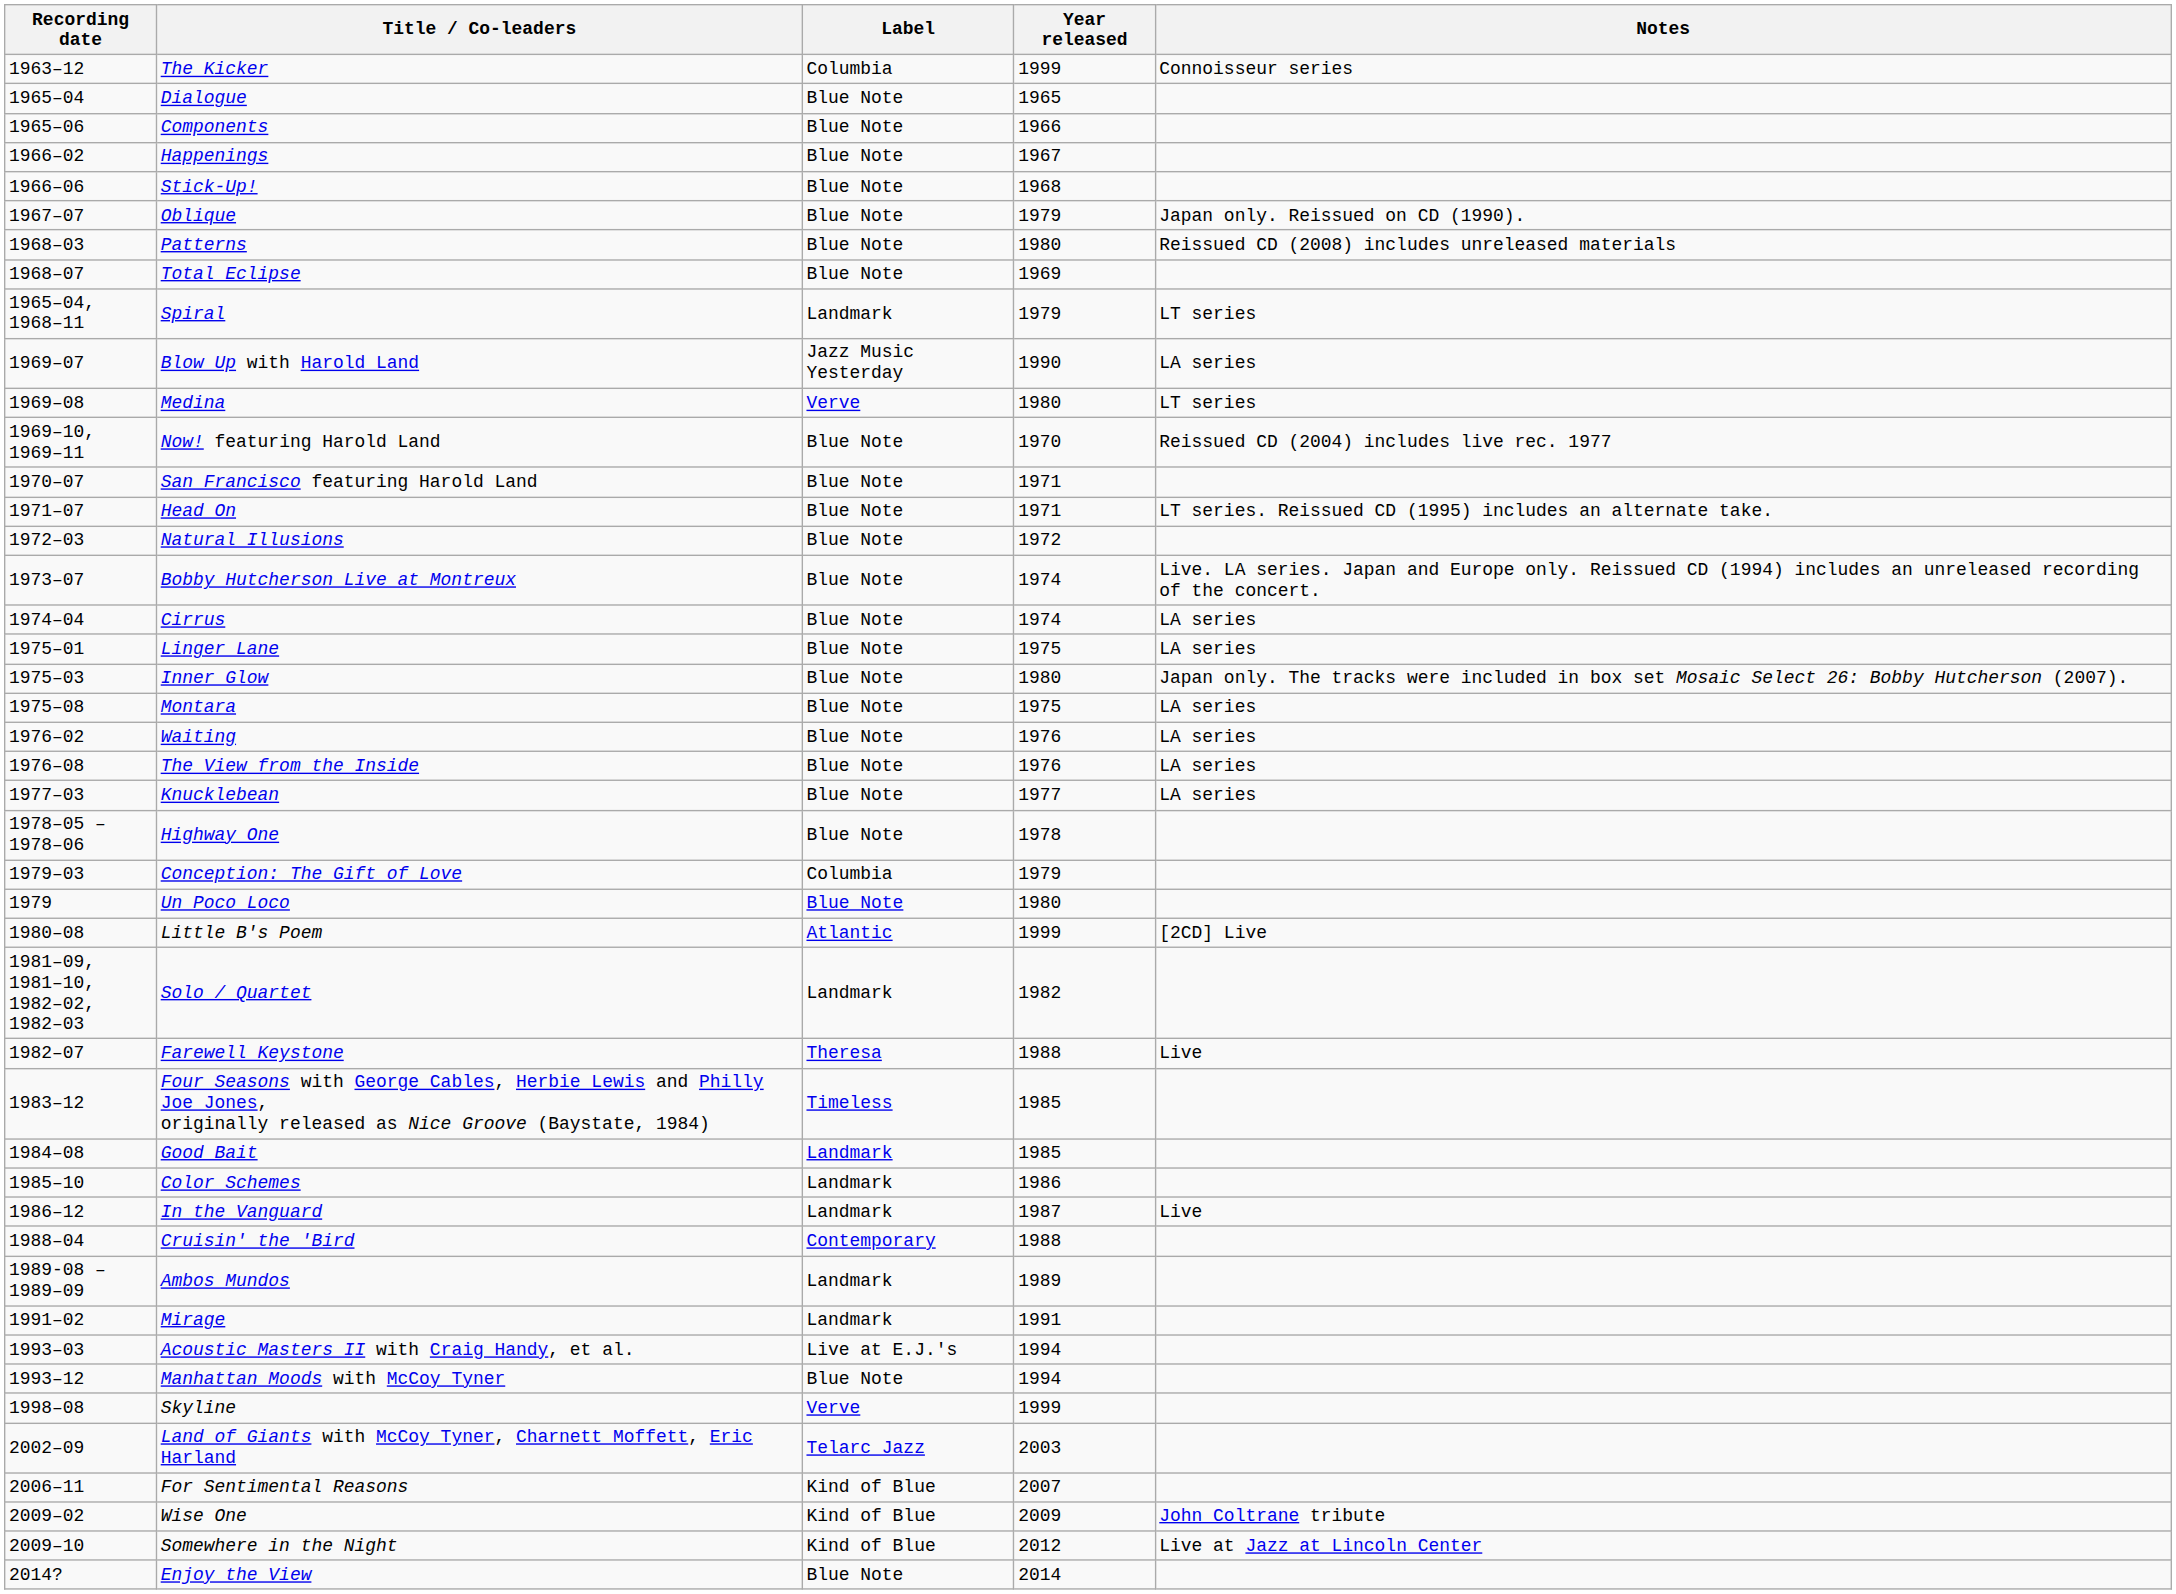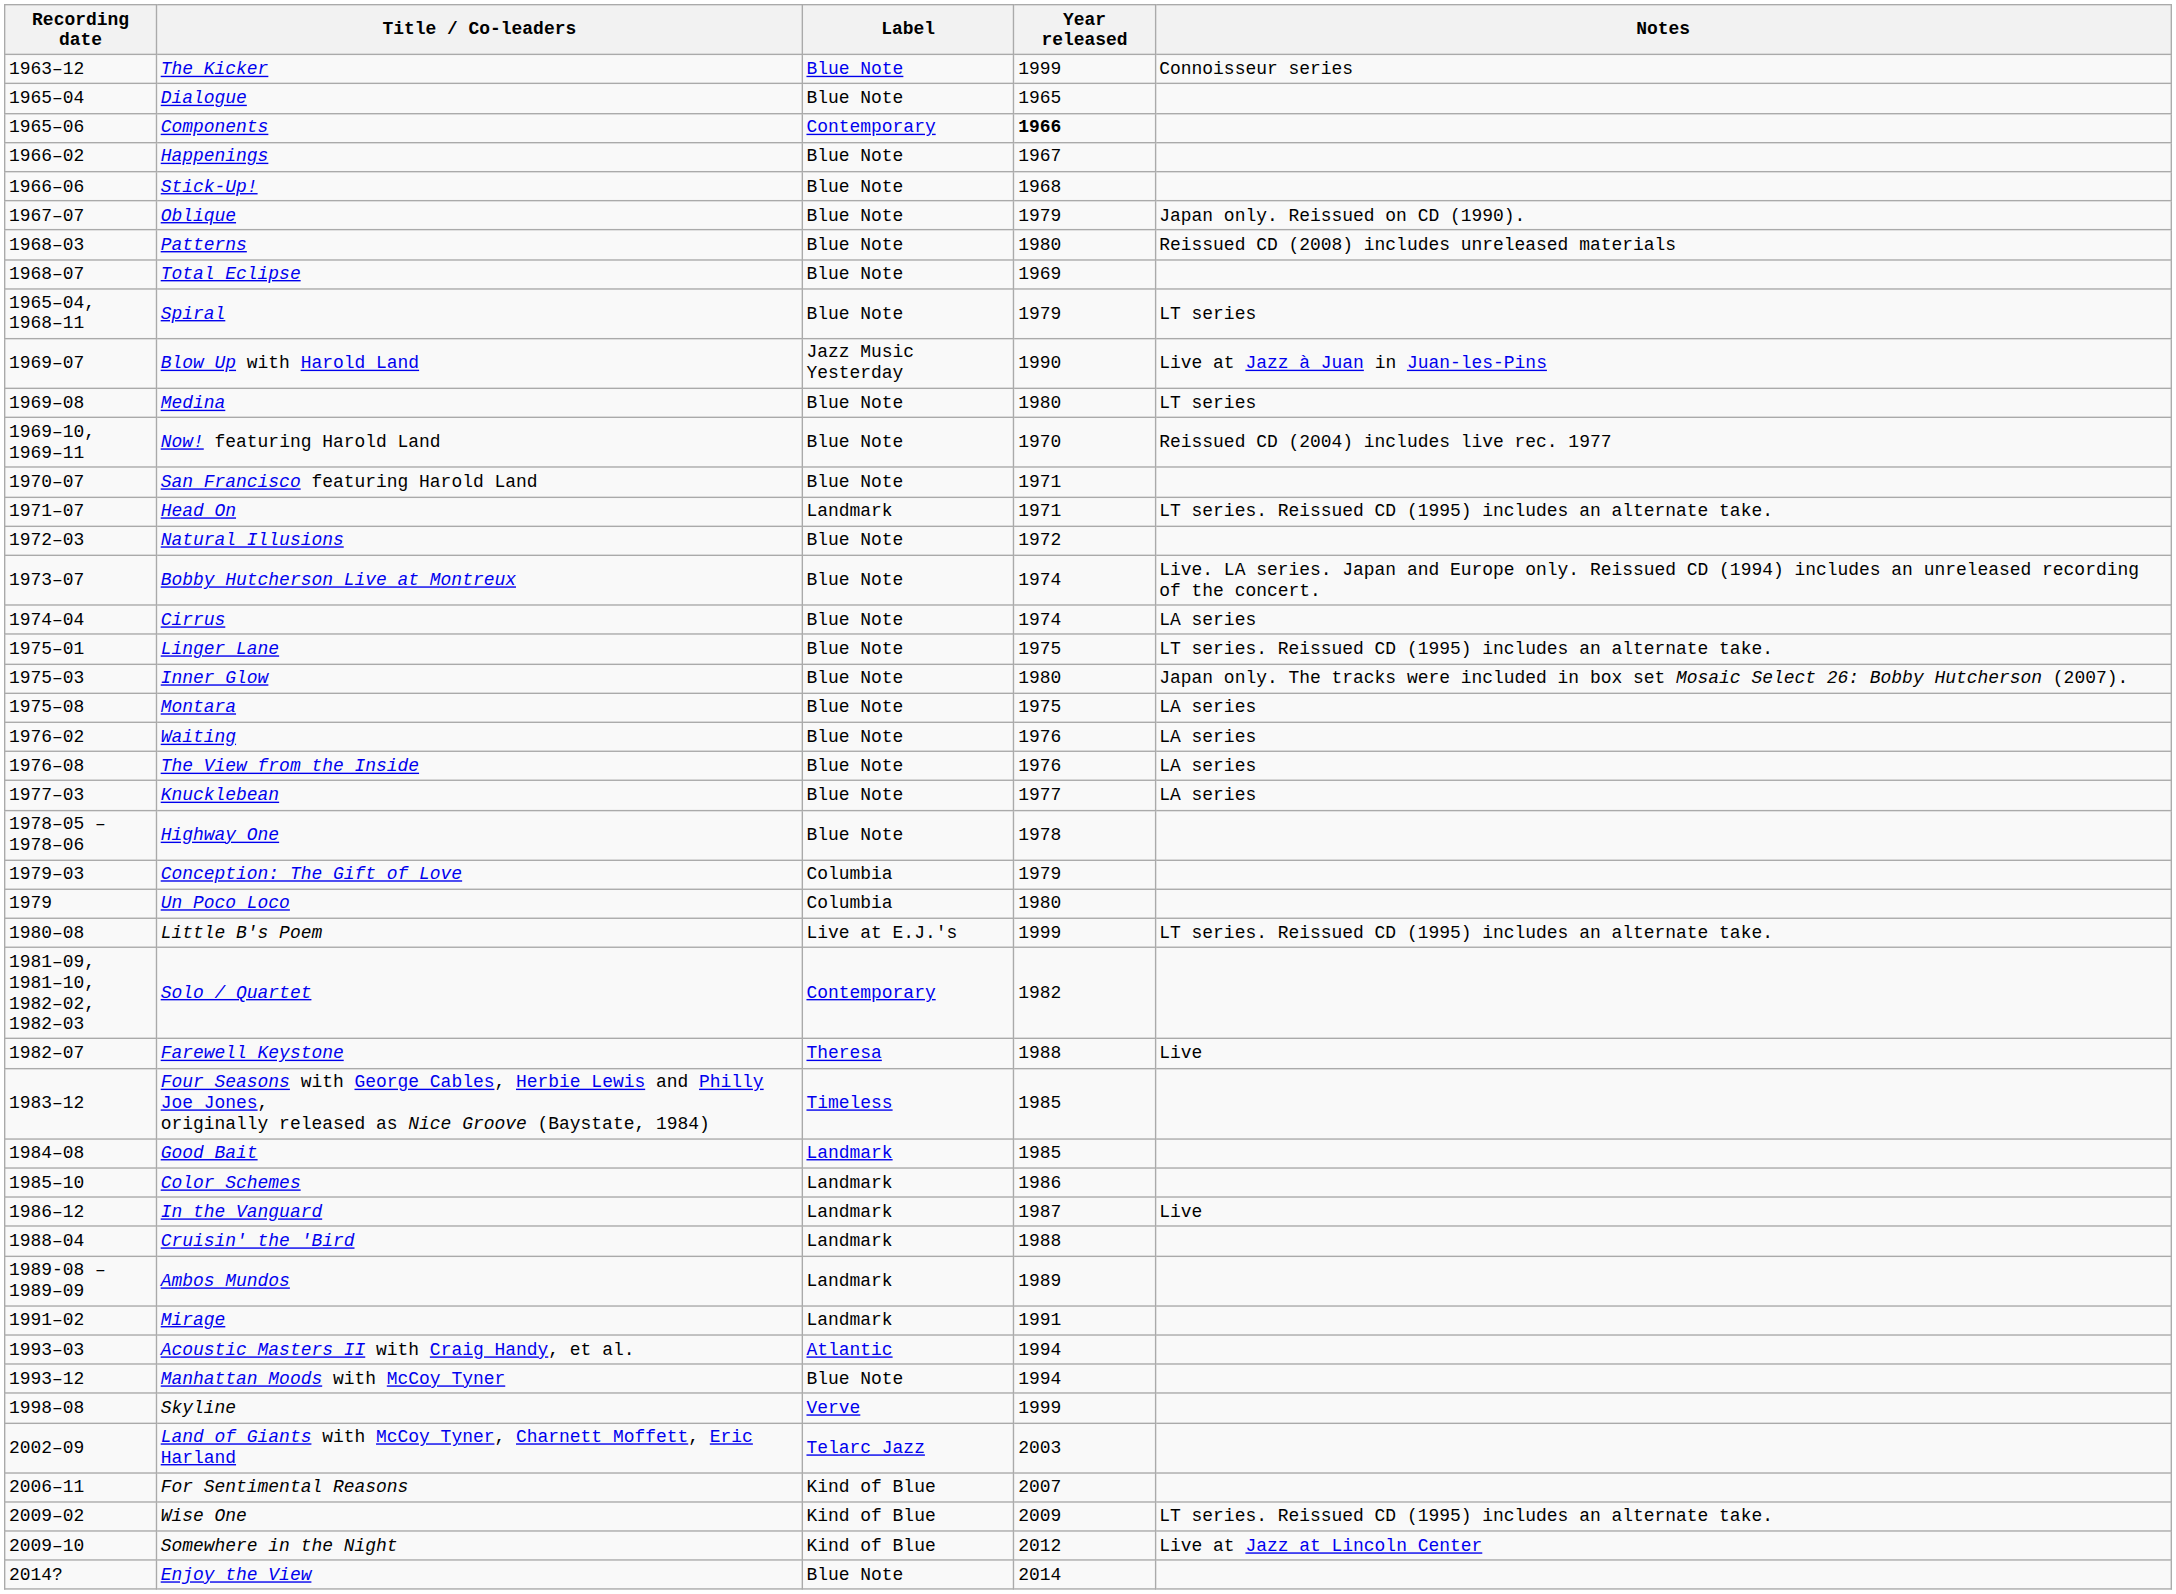(850, 69) Columbia -> (855, 69) Blue Note
(855, 128) Blue Note -> (871, 128) Contemporary
(1040, 128) normal -> (1040, 128) bold
(850, 314) Landmark -> (855, 314) Blue Note
(1208, 363) LA series -> (1353, 363) Live at Jazz à Juan in Juan-les-Pins
(833, 403) Verve -> (855, 403) Blue Note
(855, 511) Blue Note -> (850, 511) Landmark
(1208, 649) LA series -> (1466, 649) LT series. Reissued CD (1995) includes an alternate take.
(855, 904) Blue Note -> (850, 904) Columbia
(850, 933) Atlantic -> (882, 933) Live at E.J.'s
(1213, 933) [2CD] Live -> (1466, 933) LT series. Reissued CD (1995) includes an alternate take.
(850, 993) Landmark -> (871, 993) Contemporary
(871, 1241) Contemporary -> (850, 1241) Landmark
(882, 1350) Live at E.J.'s -> (850, 1350) Atlantic
(1272, 1516) John Coltrane tribute -> (1466, 1516) LT series. Reissued CD (1995) includes an alternate take.
